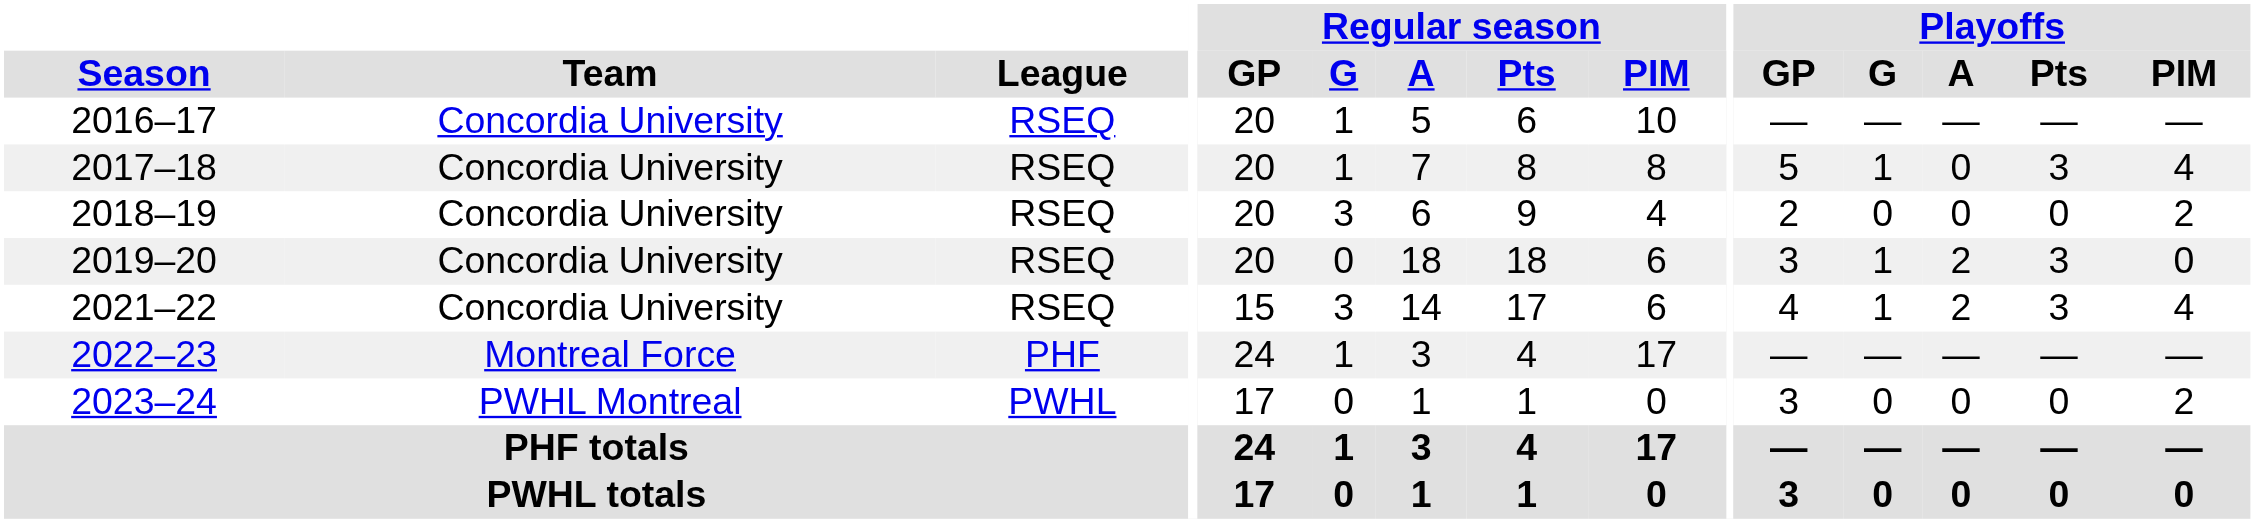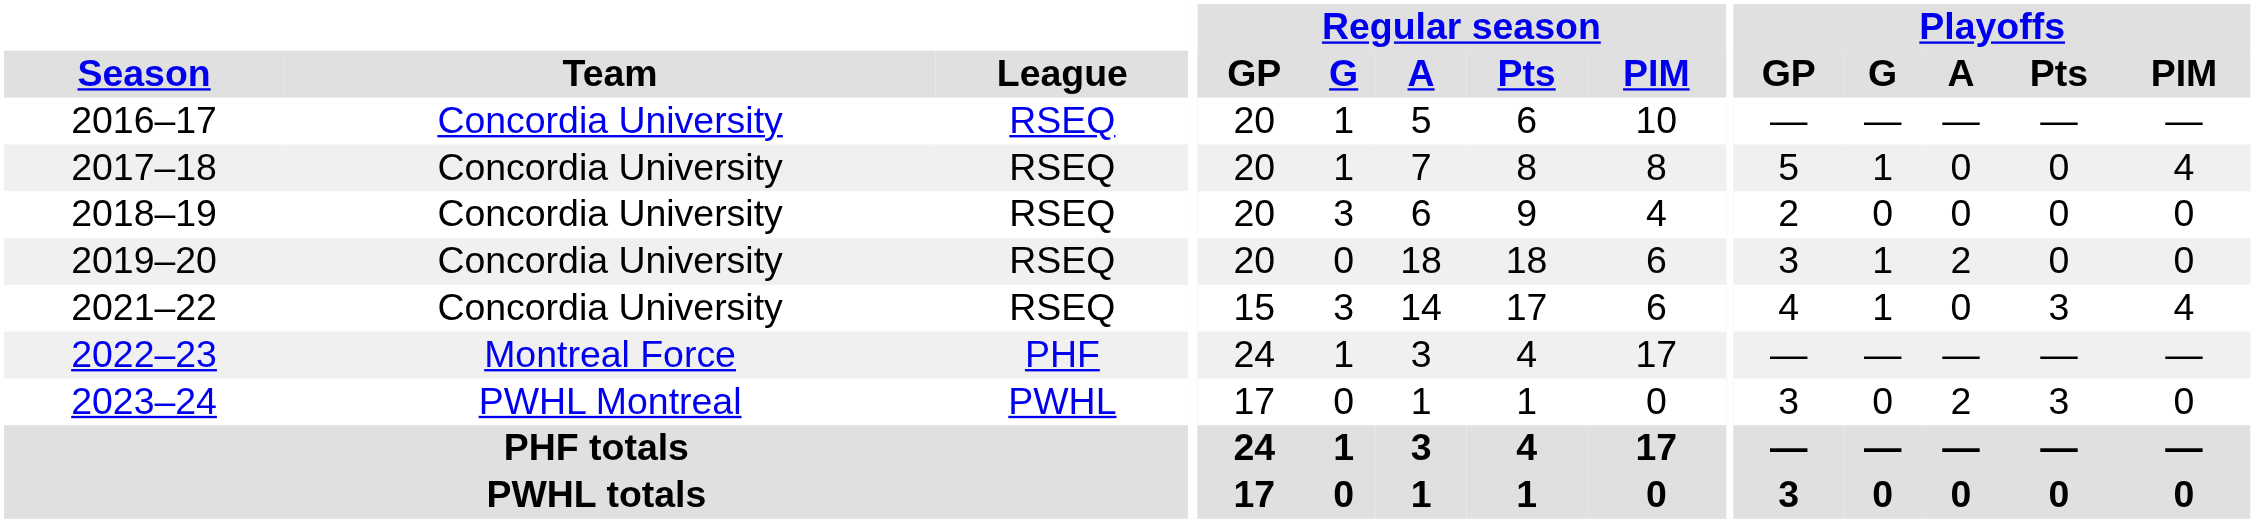(2059, 167) 3 -> (2059, 167) 0
(2184, 213) 2 -> (2184, 213) 0
(2059, 260) 3 -> (2059, 260) 0
(1961, 307) 2 -> (1961, 307) 0
(1961, 401) 0 -> (1961, 401) 2
(2059, 401) 0 -> (2059, 401) 3
(2184, 401) 2 -> (2184, 401) 0
